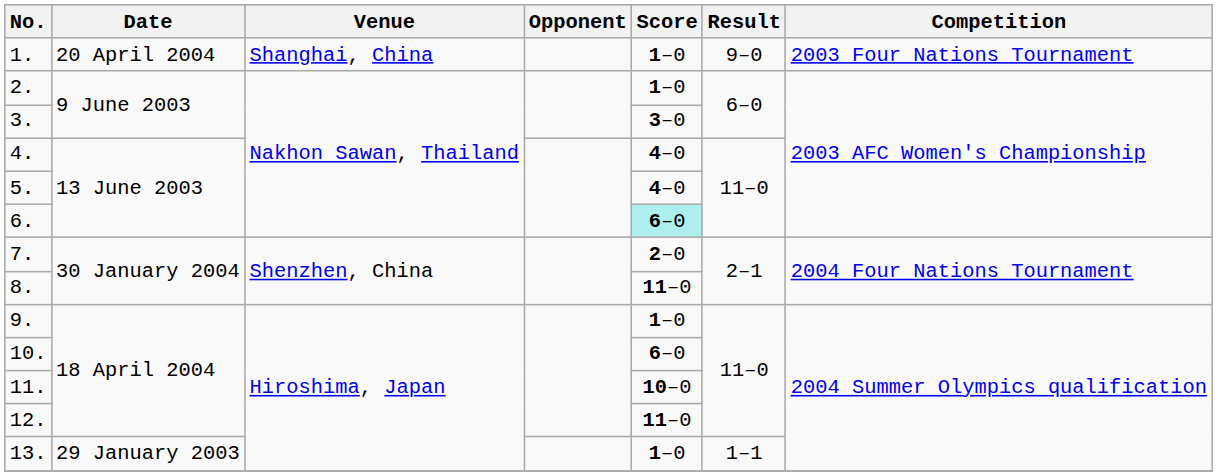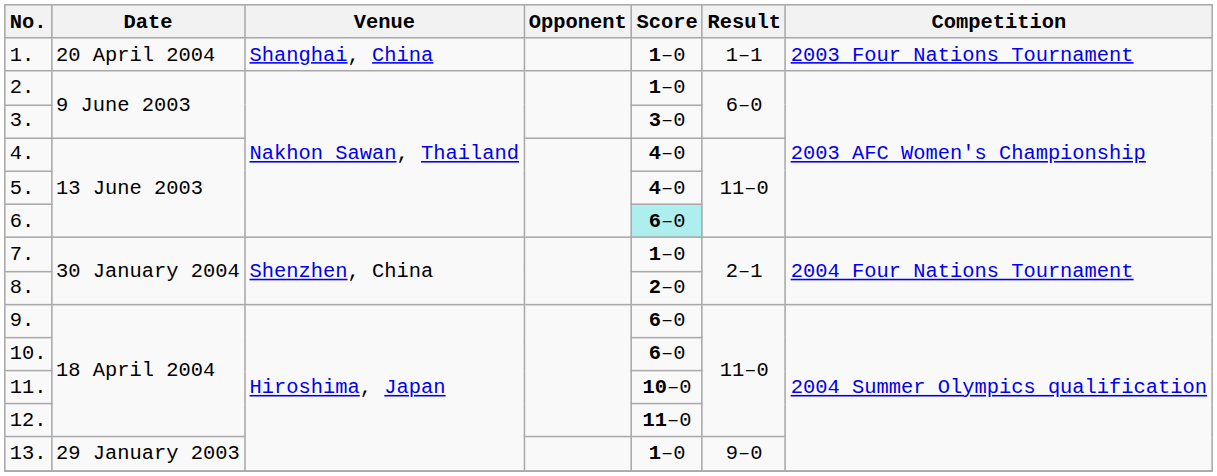(744, 55) 9–0 -> (744, 55) 1–1
(667, 254) 2–0 -> (667, 254) 1–0
(667, 288) 11–0 -> (667, 288) 2–0
(667, 321) 1–0 -> (667, 321) 6–0
(744, 454) 1–1 -> (744, 454) 9–0
